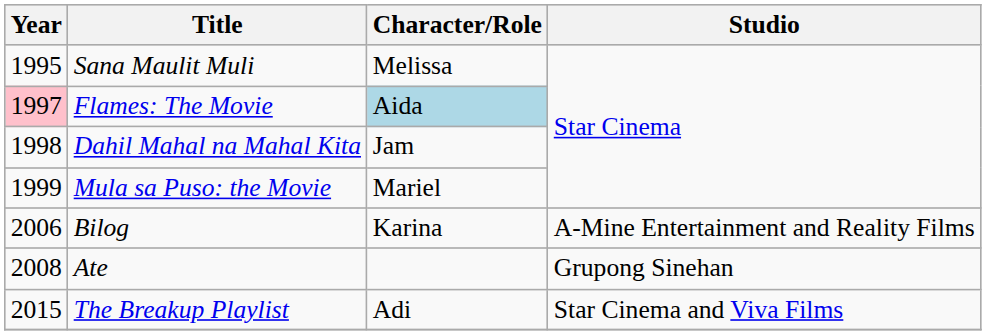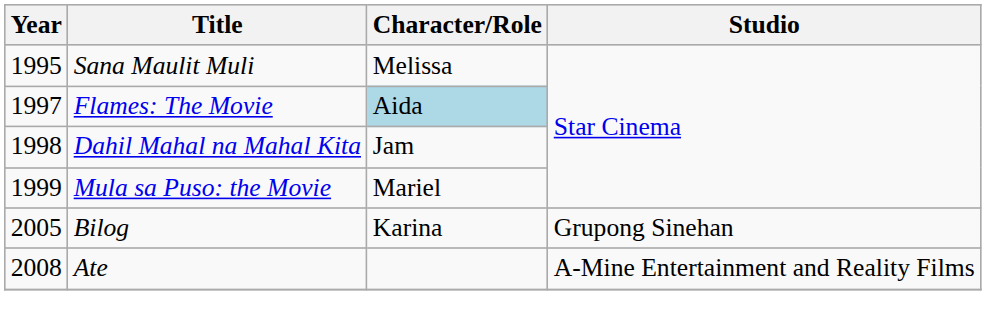(36, 106) pink background -> (36, 106) no background
(36, 227) 2006 -> (36, 227) 2005
(764, 227) A-Mine Entertainment and Reality Films -> (644, 227) Grupong Sinehan
(644, 268) Grupong Sinehan -> (764, 268) A-Mine Entertainment and Reality Films
- row: (181, 308)
